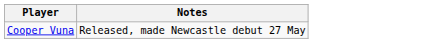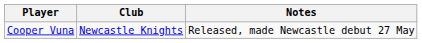+ column: (131, 13)
